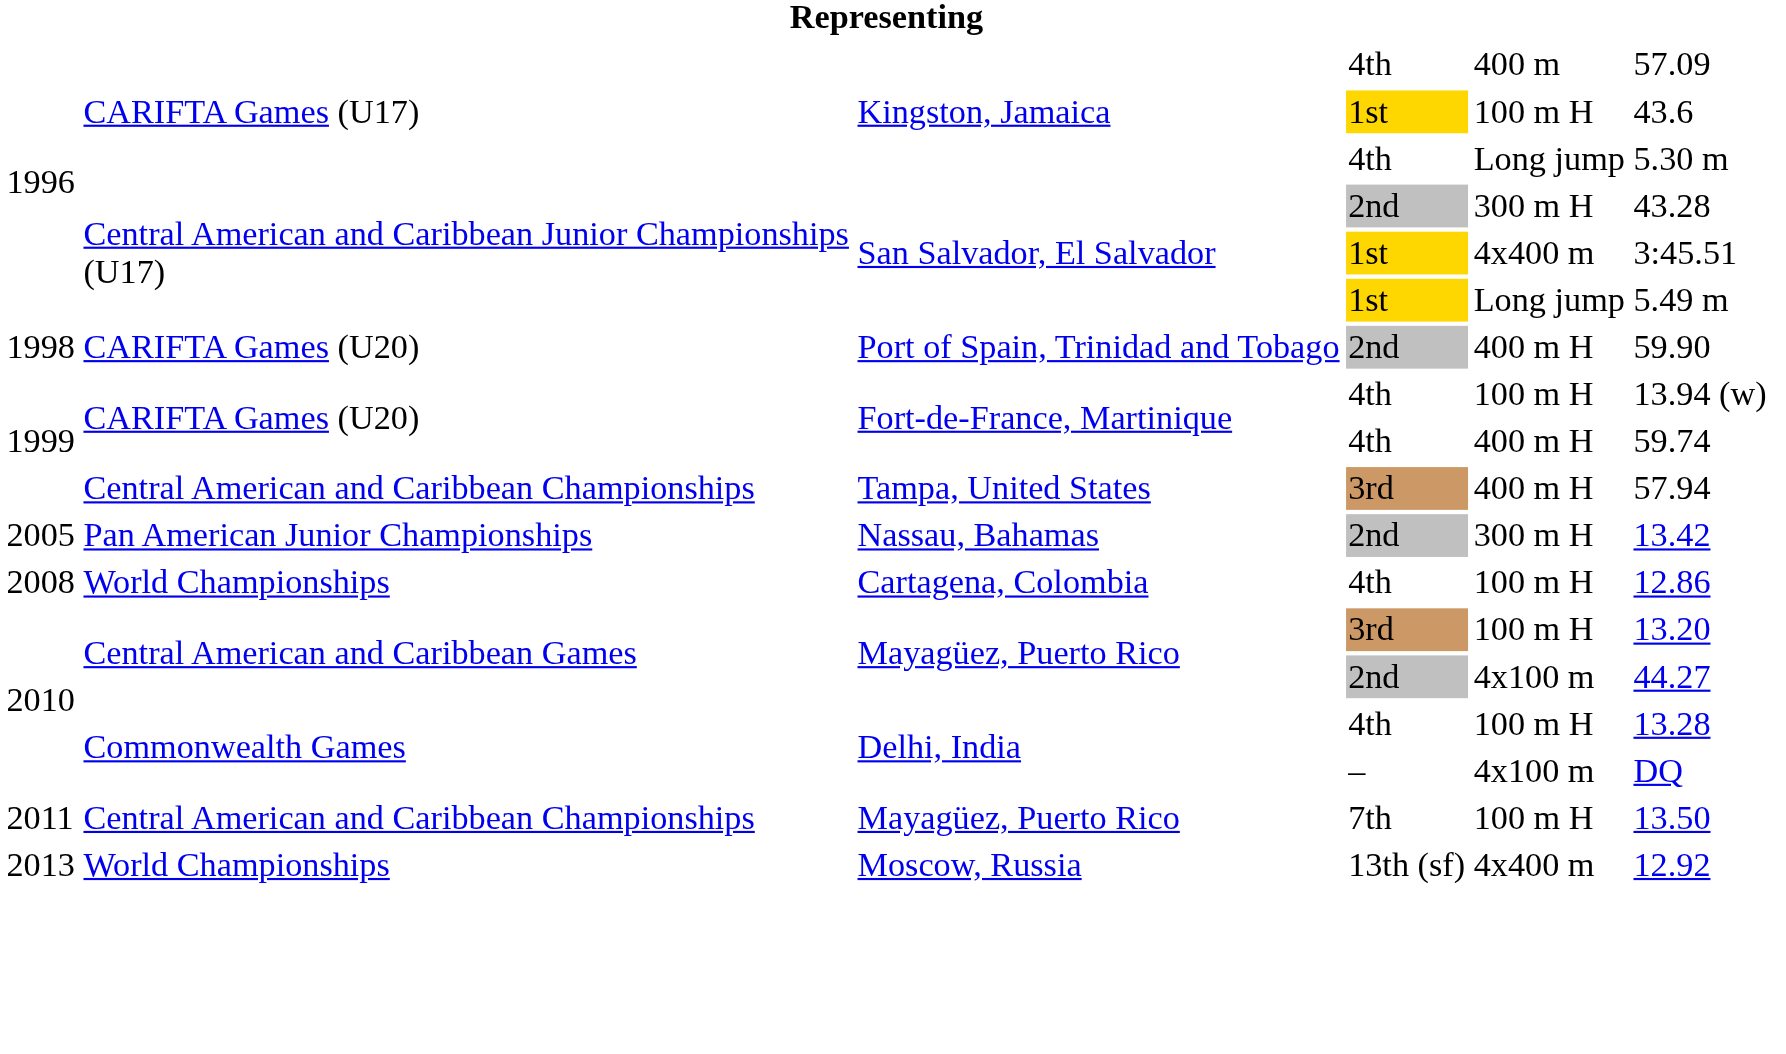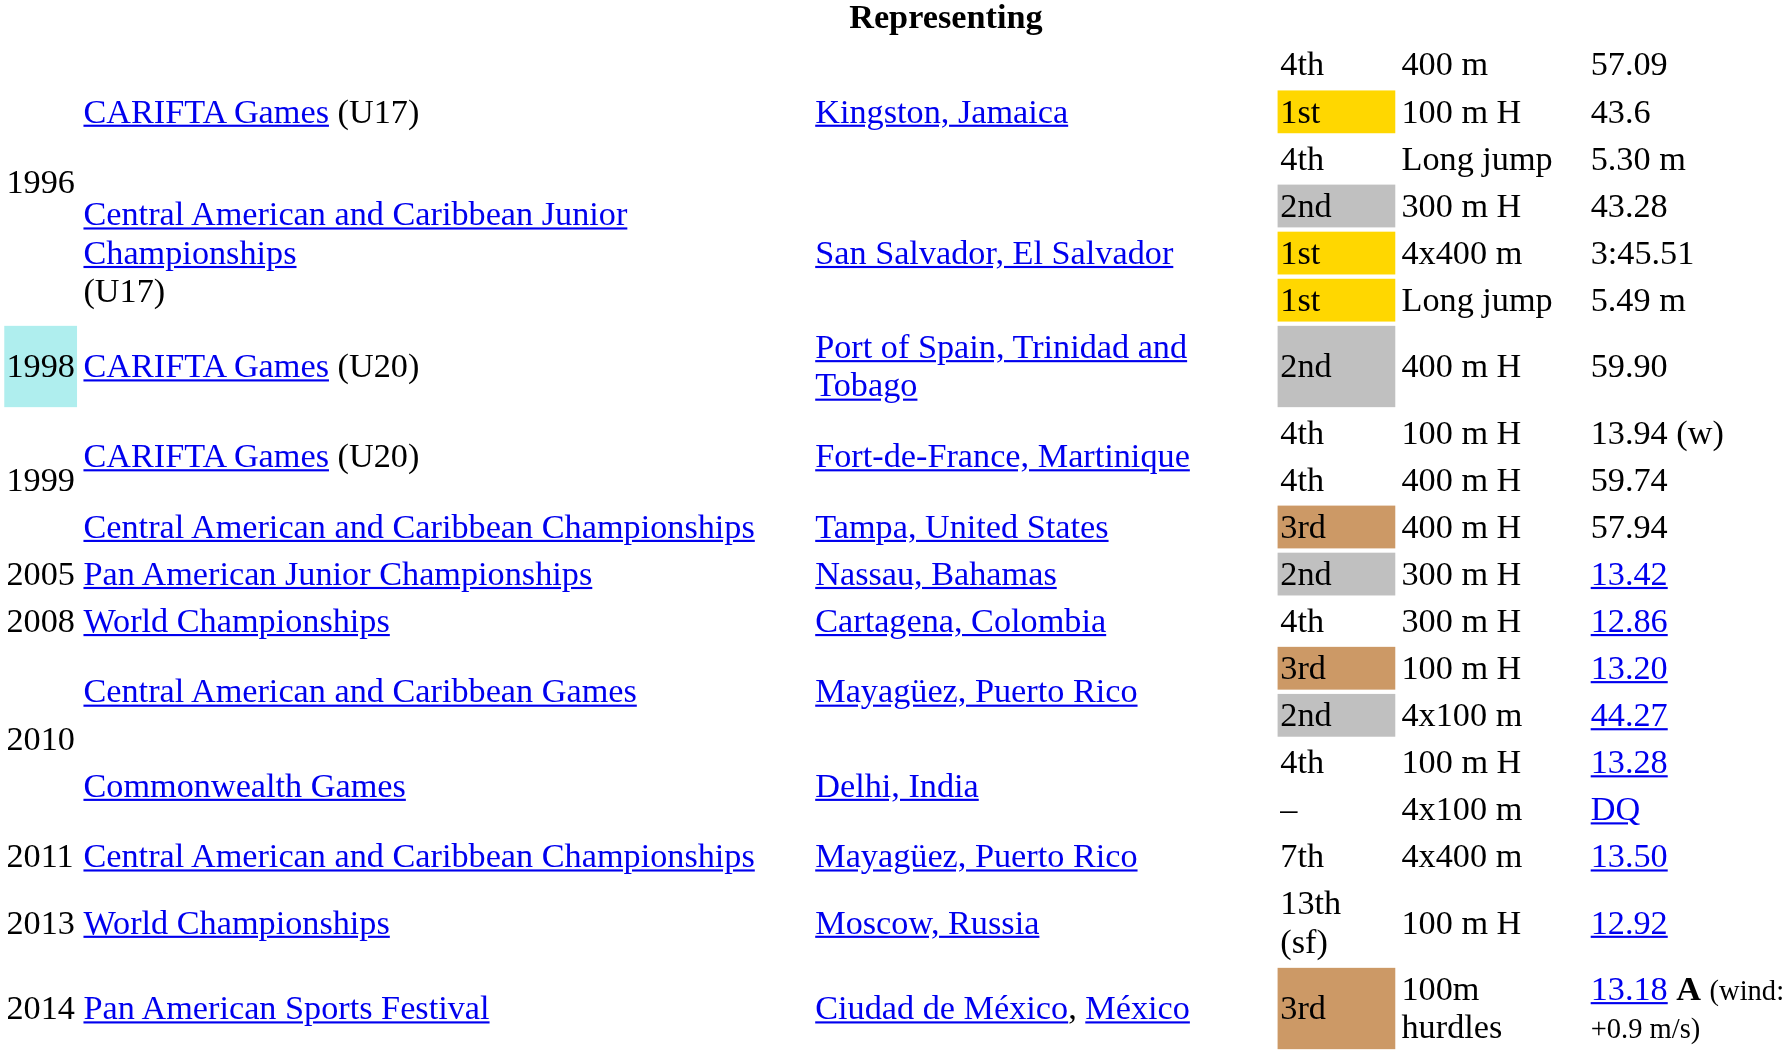(41, 346) no background -> (41, 365) paleturquoise background
(1534, 582) 100 m H -> (1461, 620) 300 m H
(1534, 817) 100 m H -> (1462, 855) 4x400 m
(1534, 864) 4x400 m -> (1461, 922) 100 m H
+ row: (1003, 1007)
